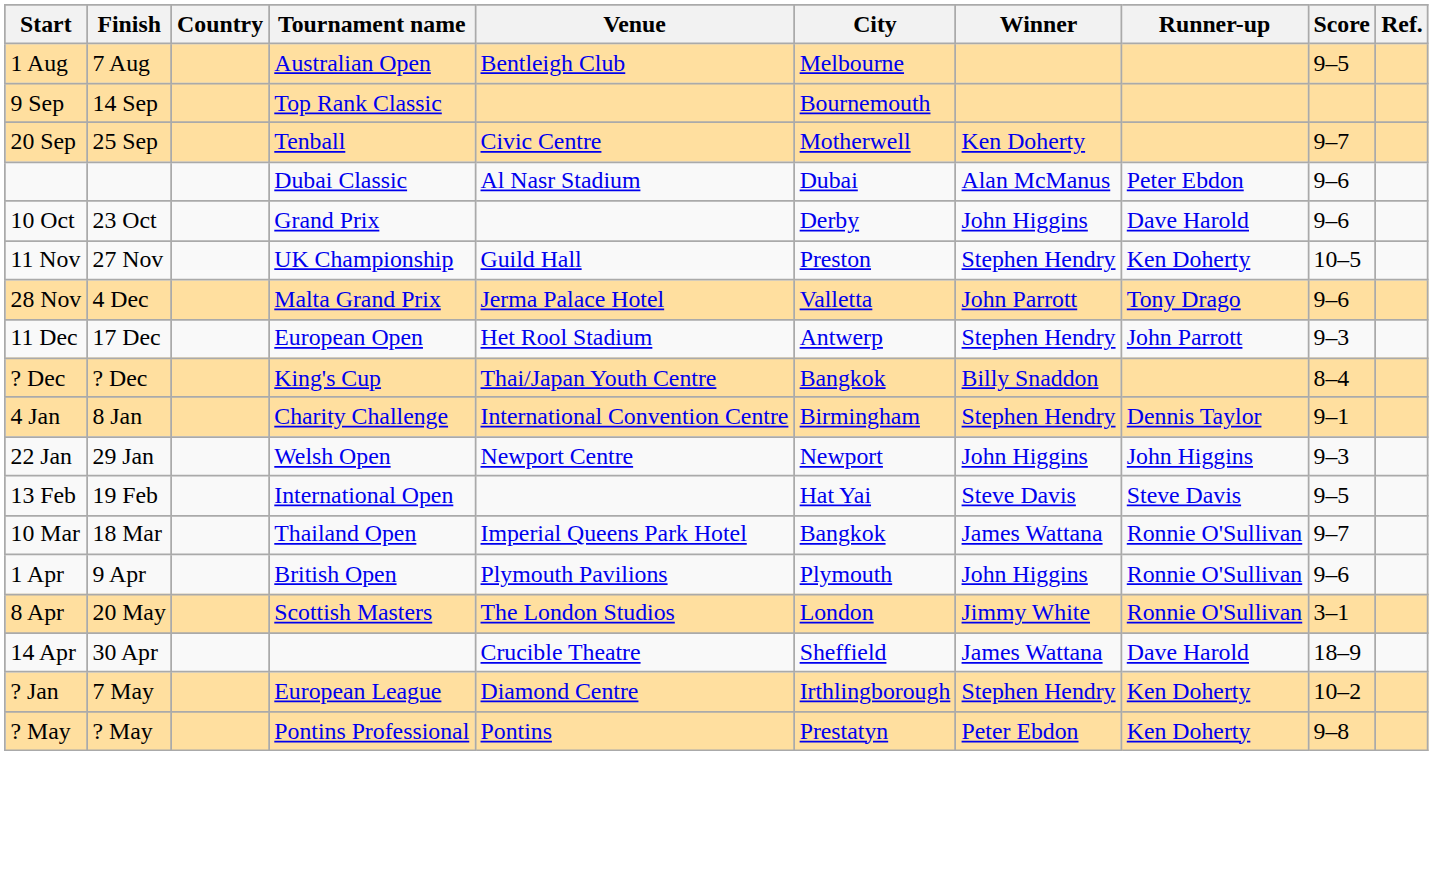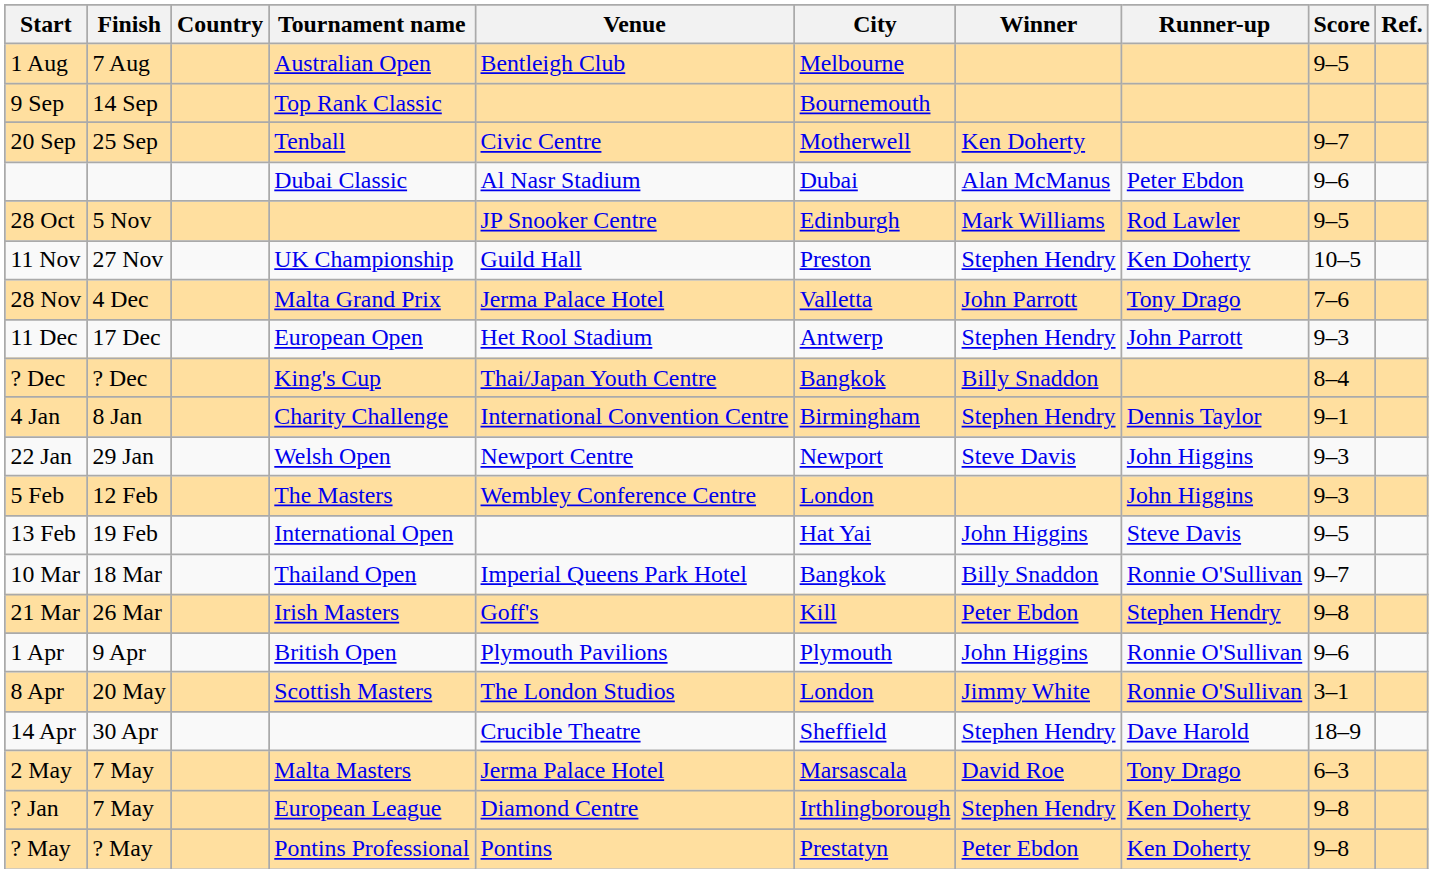- row: (43, 220)
+ row: (43, 220)
(1331, 298) 9–6 -> (1331, 298) 7–6
(1025, 455) John Higgins -> (1019, 455) Steve Davis
+ row: (37, 494)
(1019, 494) Steve Davis -> (1025, 534) John Higgins
(1032, 534) James Wattana -> (1030, 573) Billy Snaddon
+ row: (45, 612)
(1032, 651) James Wattana -> (1039, 730) Stephen Hendry
+ row: (41, 769)
(1337, 691) 10–2 -> (1331, 809) 9–8
